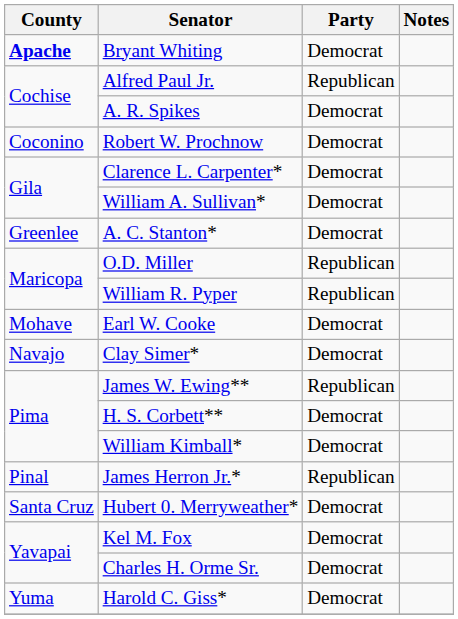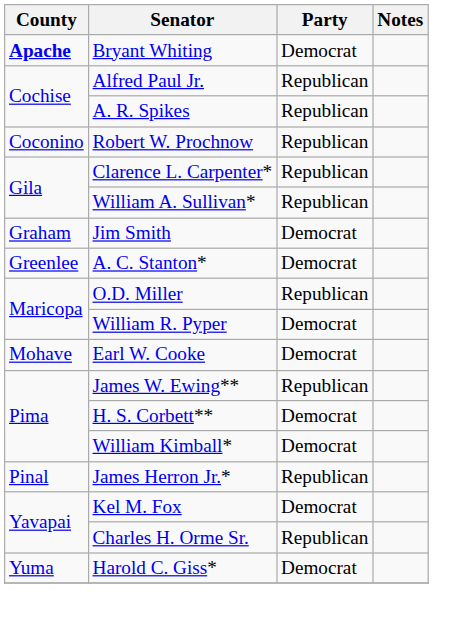(345, 111) Democrat -> (325, 111) Republican
(345, 141) Democrat -> (325, 141) Republican
(345, 171) Democrat -> (325, 171) Republican
(345, 202) Democrat -> (325, 202) Republican
+ row: (132, 232)
(351, 293) Republican -> (319, 324) Democrat
- row: (151, 354)
- row: (200, 506)
(345, 567) Democrat -> (325, 537) Republican
